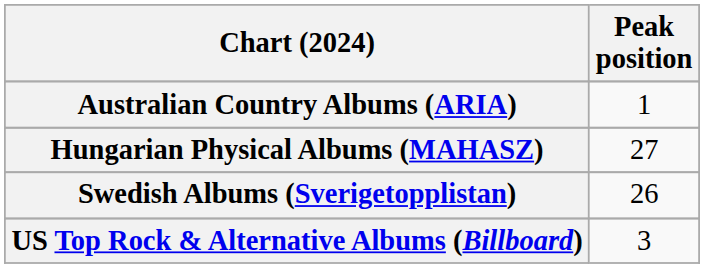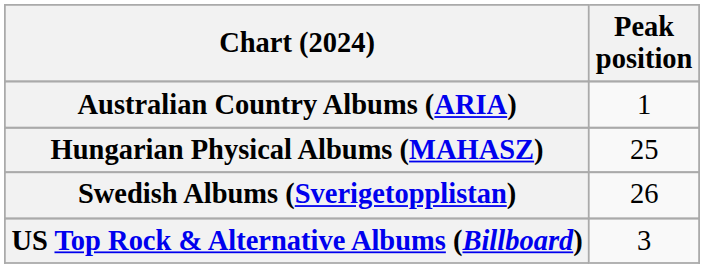(644, 149) 27 -> (644, 149) 25
